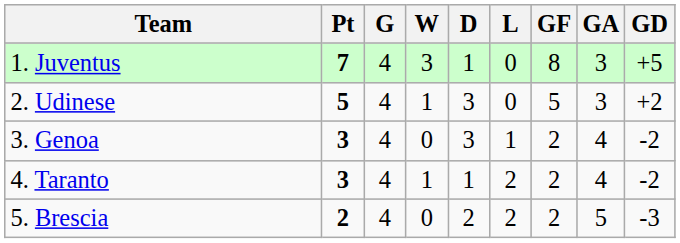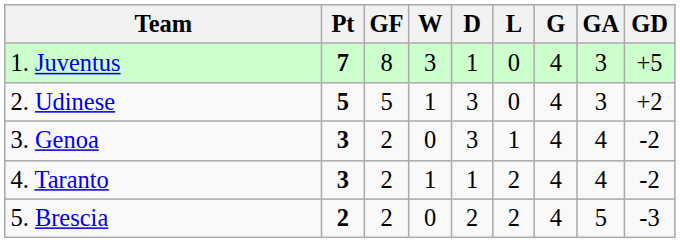columns swapped: (385, 23) <-> (554, 23)
